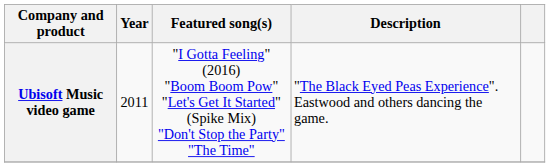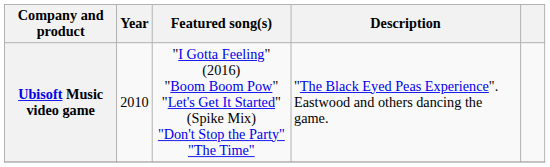(134, 102) 2011 -> (134, 102) 2010
